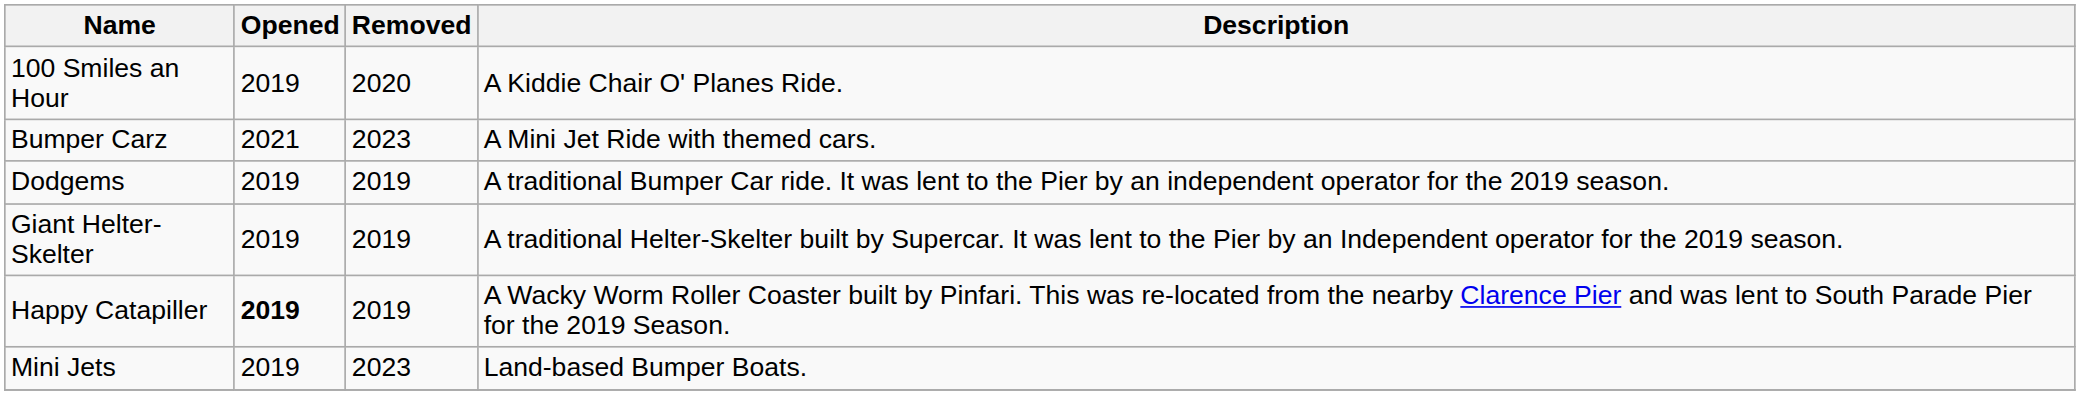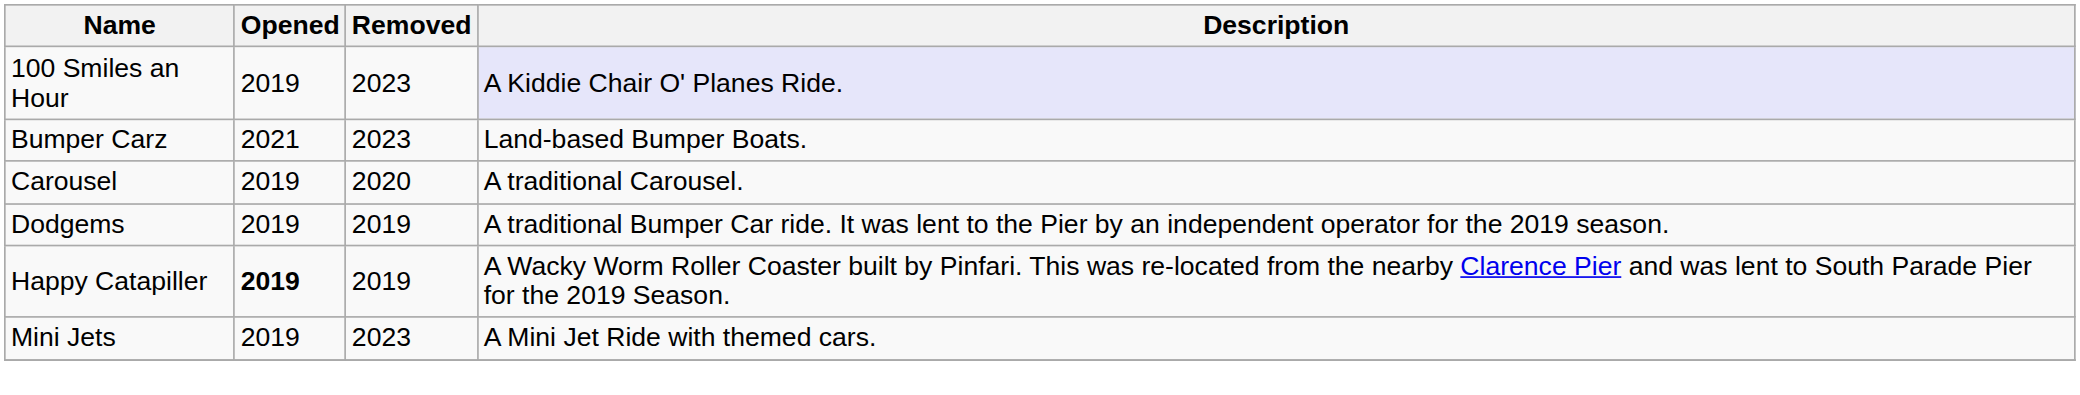(381, 82) 2020 -> (381, 82) 2023
(663, 82) no background -> (663, 82) lavender background
(680, 139) A Mini Jet Ride with themed cars. -> (645, 139) Land-based Bumper Boats.
+ row: (64, 181)
- row: (86, 238)
(645, 367) Land-based Bumper Boats. -> (680, 338) A Mini Jet Ride with themed cars.
